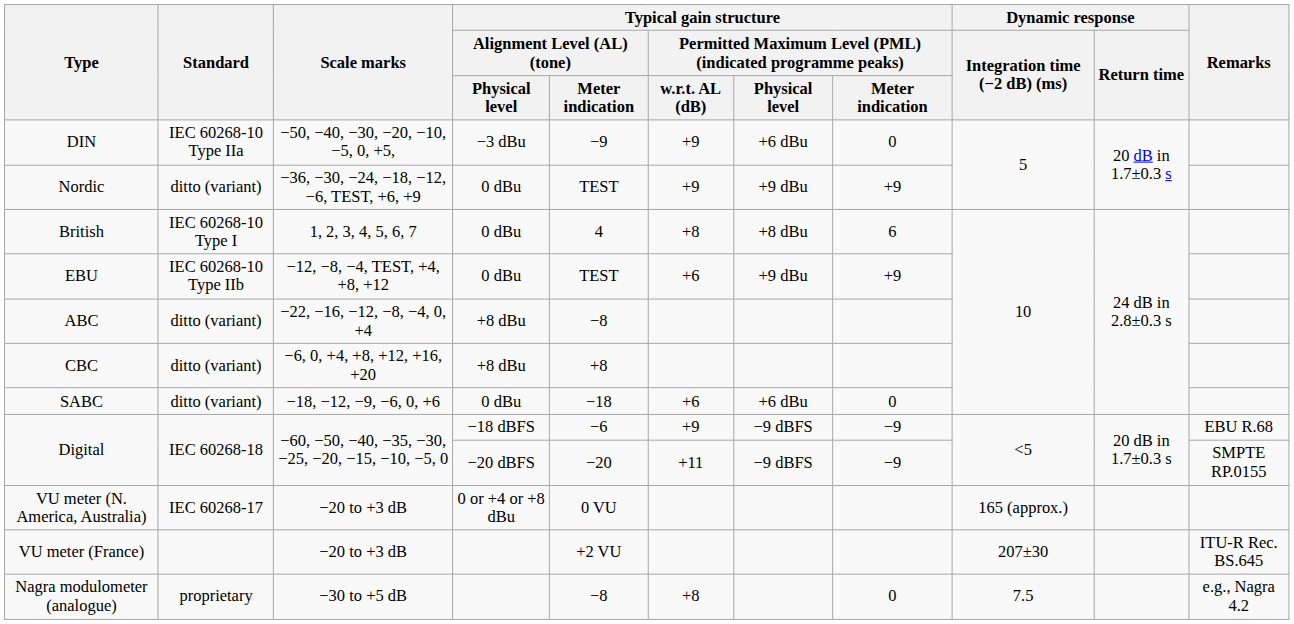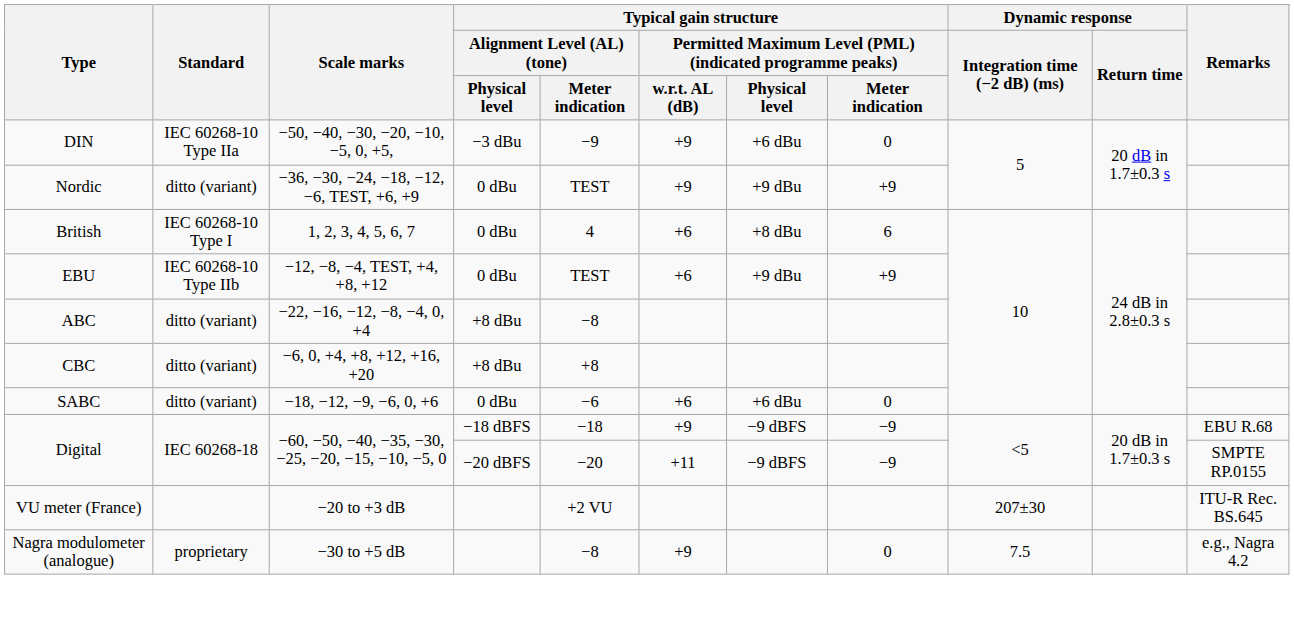(691, 231) +8 -> (683, 231) +6
(599, 401) −18 -> (590, 401) −6
(599, 427) −6 -> (590, 427) −18
- row: (81, 507)
(691, 596) +8 -> (683, 552) +9
